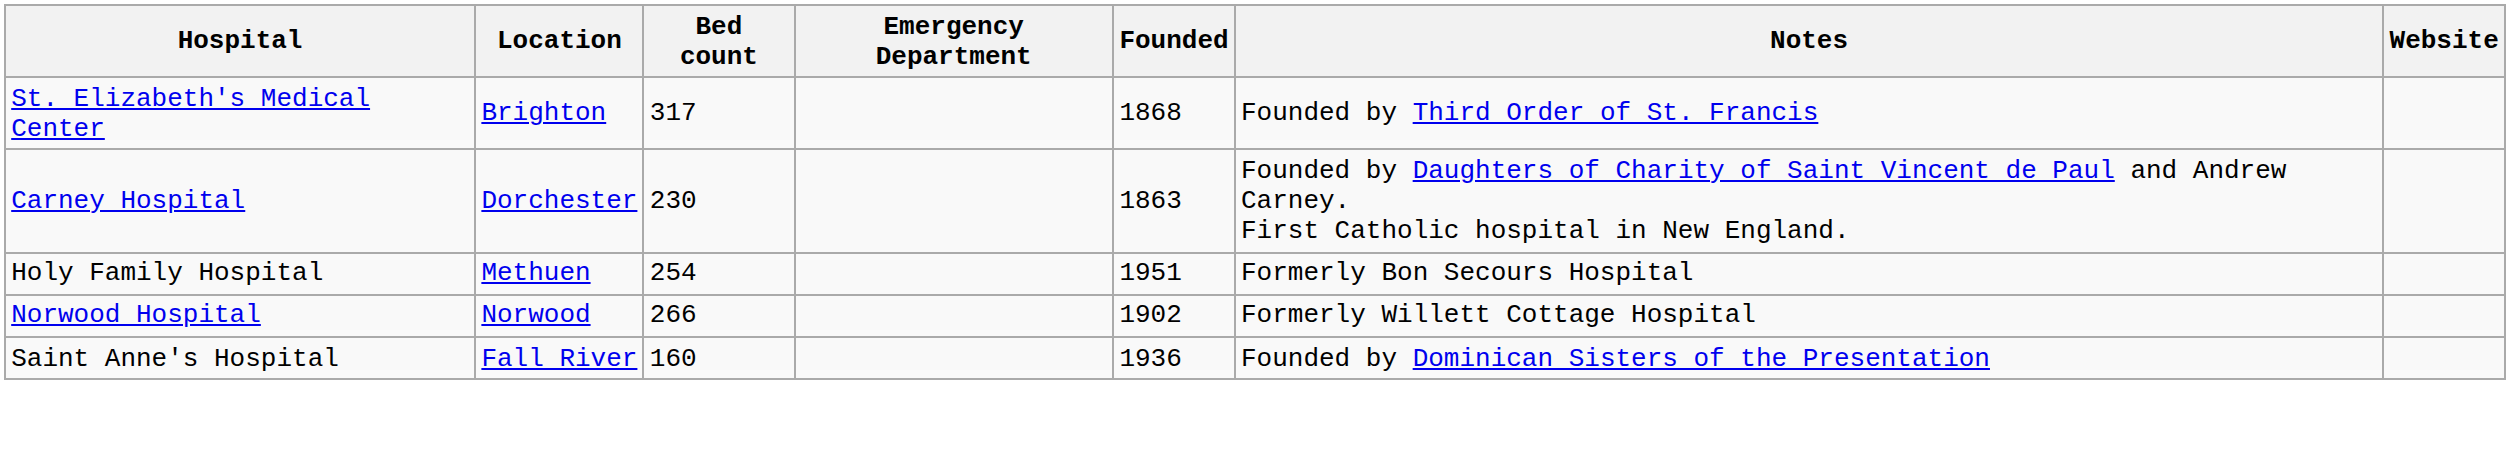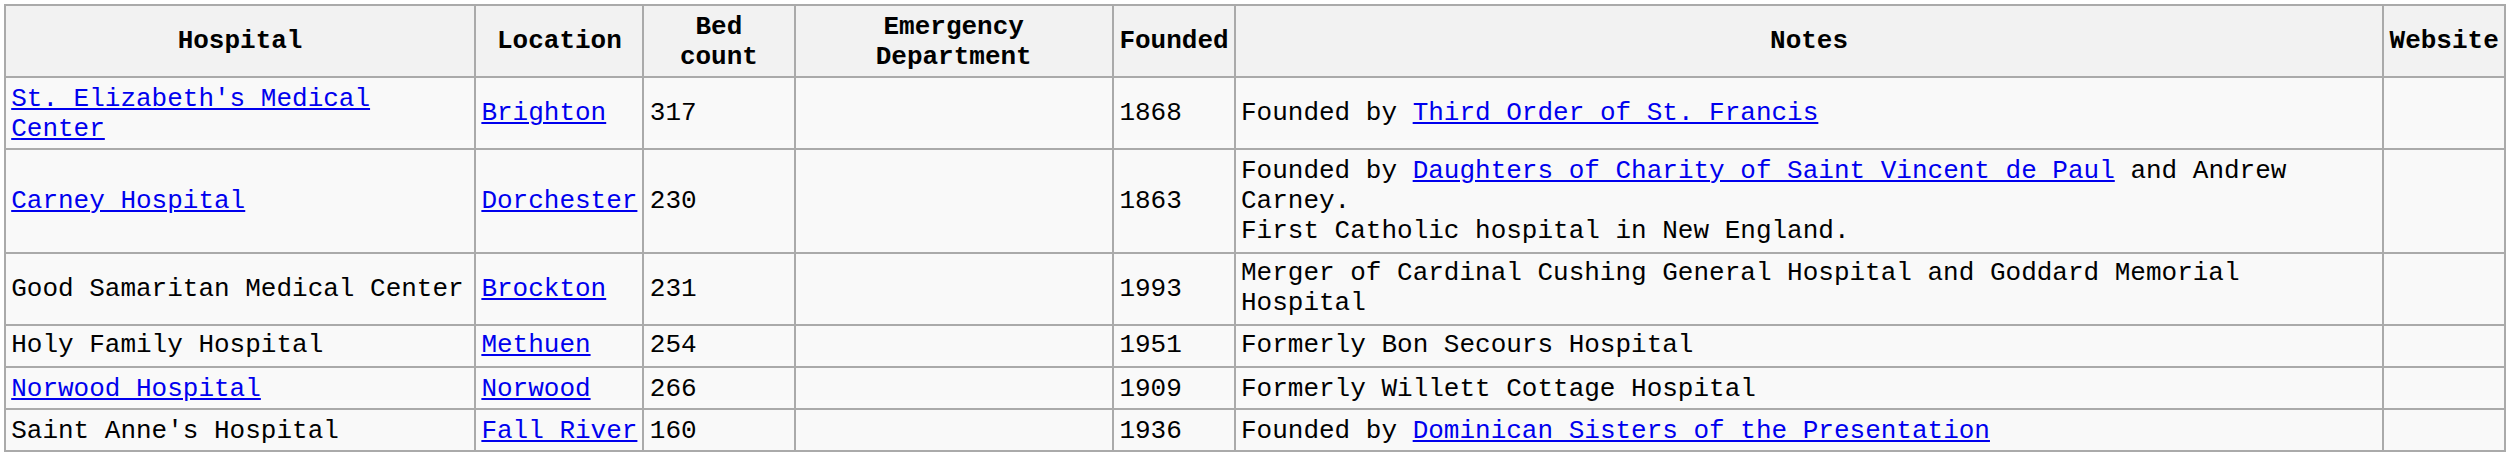+ row: (237, 288)
(1151, 316) 1902 -> (1151, 388) 1909
